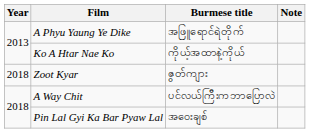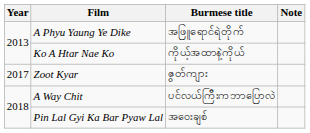(18, 75) 2018 -> (18, 75) 2017
